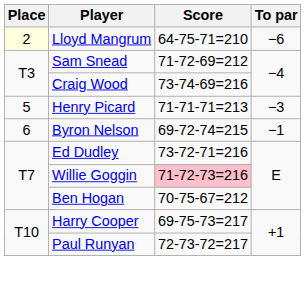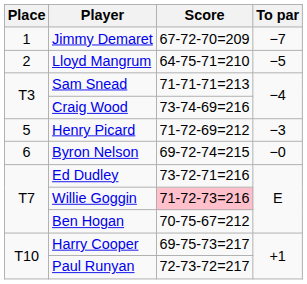+ row: (102, 38)
(27, 38) lightyellow background -> (27, 61) no background
(276, 38) −6 -> (278, 61) −5
(203, 61) 71-72-69=212 -> (205, 84) 71-71-71=213
(203, 107) 71-71-71=213 -> (205, 130) 71-72-69=212
(276, 130) −1 -> (278, 152) −0
